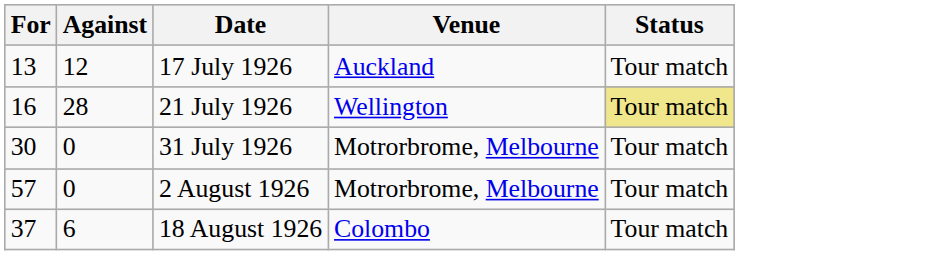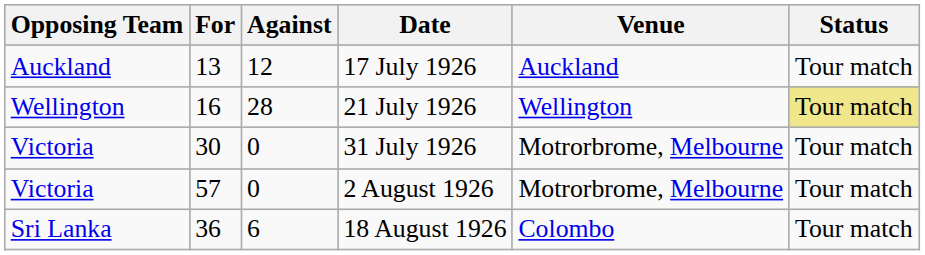+ column: (97, 24)
(24, 229) 37 -> (208, 229) 36
